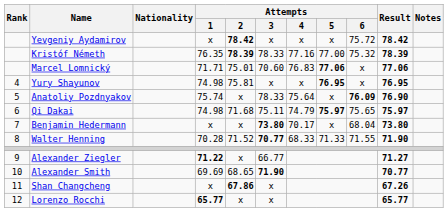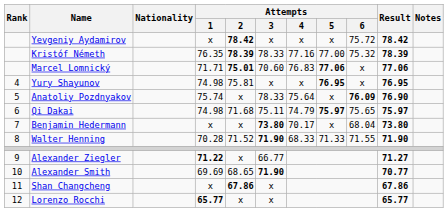(241, 68) normal -> (241, 68) bold
(271, 139) 70.77 -> (271, 139) 71.90
(395, 186) 67.26 -> (395, 186) 67.86
